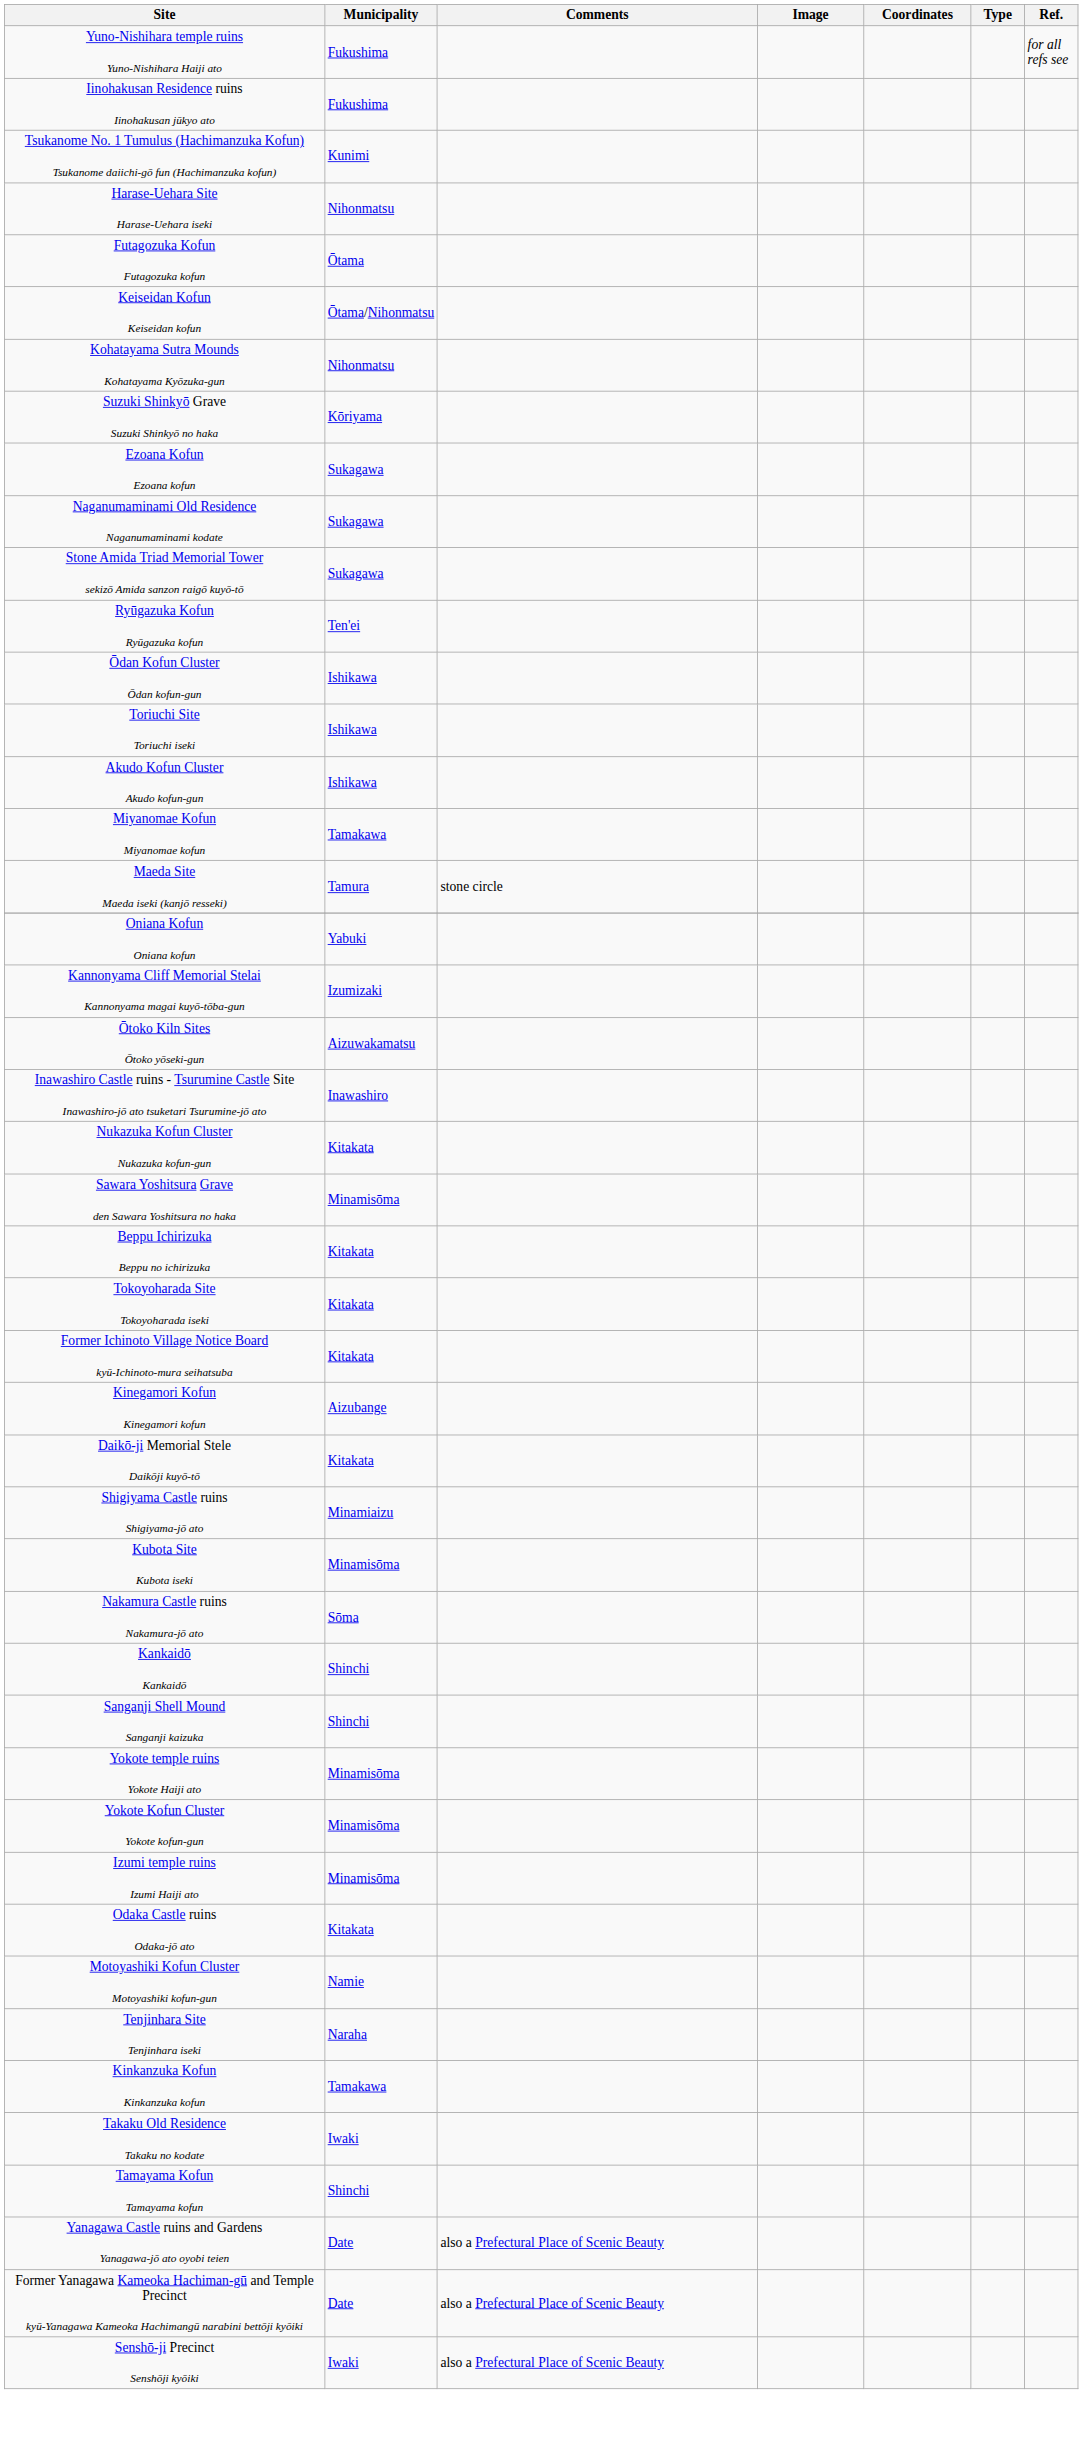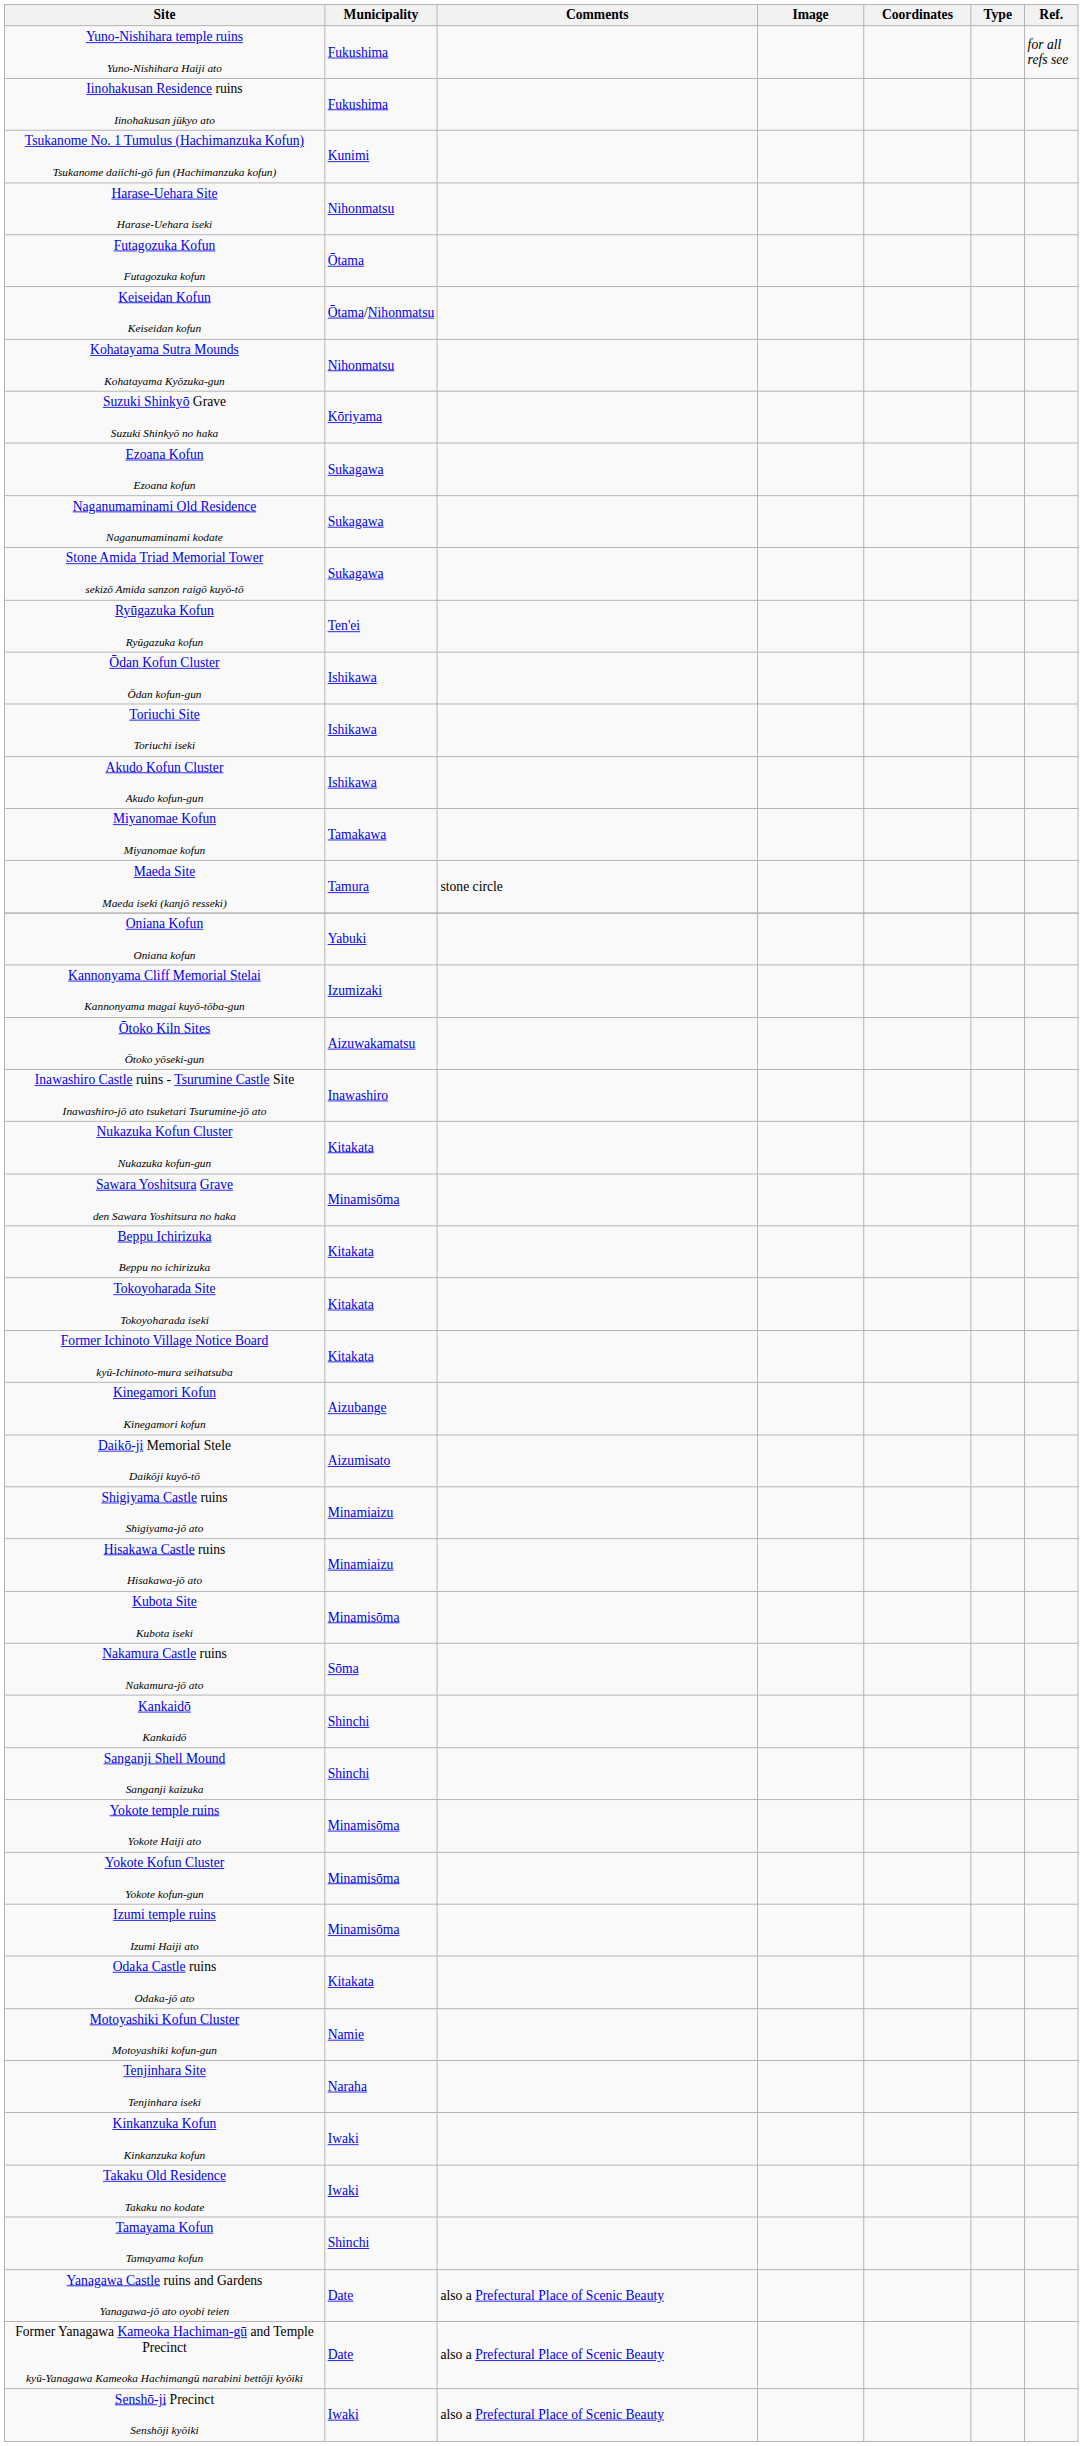(351, 1460) Kitakata -> (359, 1460) Aizumisato
+ row: (164, 1565)
(357, 2086) Tamakawa -> (343, 2138) Iwaki
